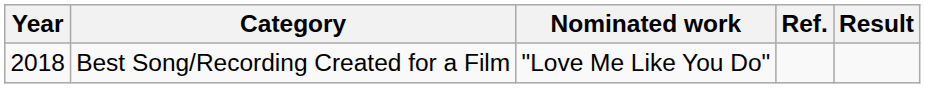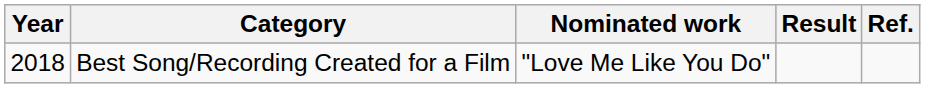columns swapped: (876, 23) <-> (805, 23)
